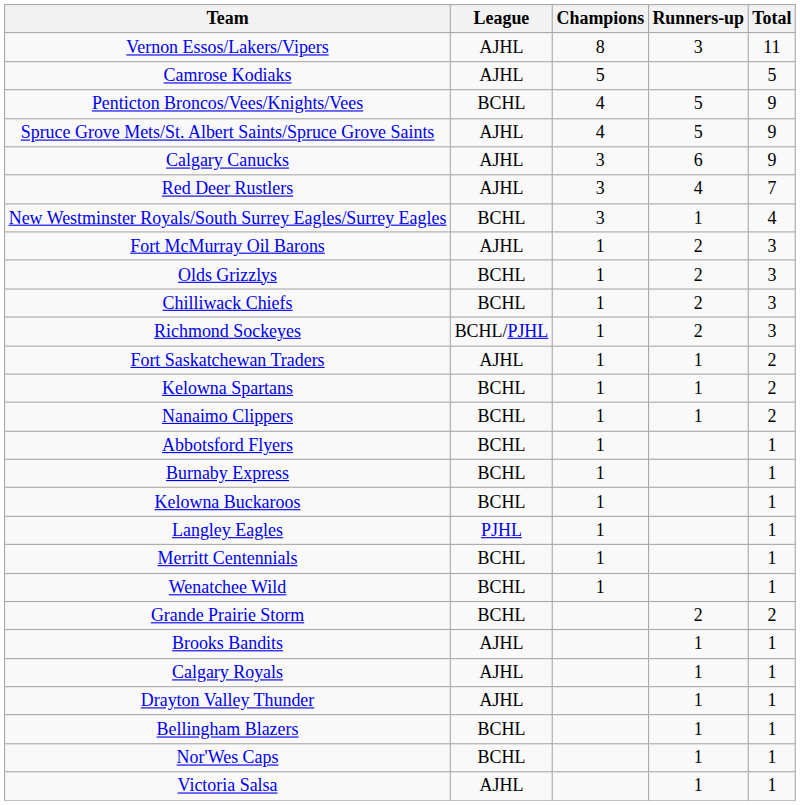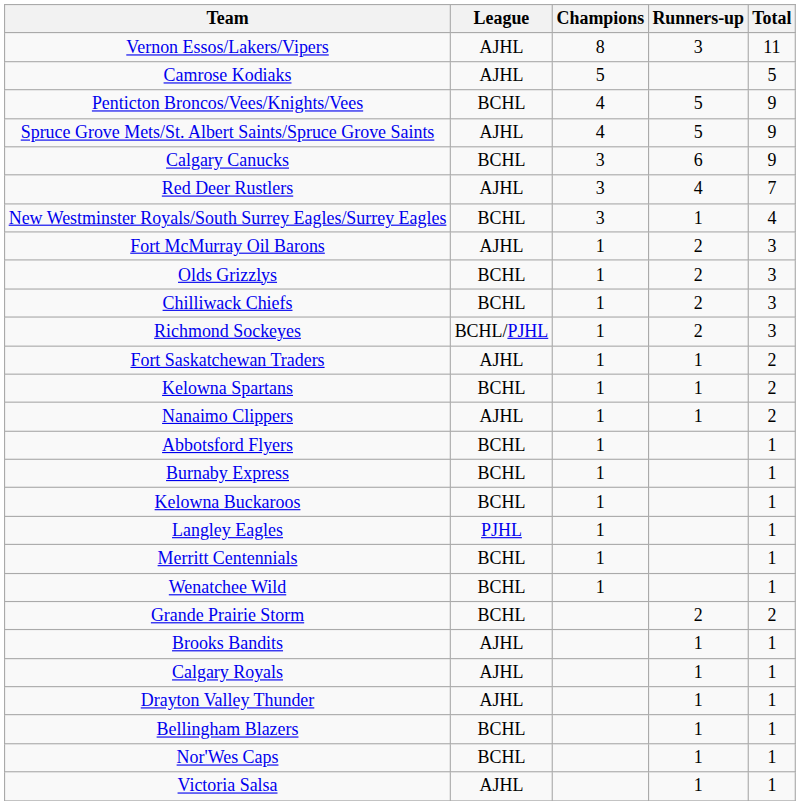(501, 160) AJHL -> (501, 160) BCHL
(501, 416) BCHL -> (501, 416) AJHL
